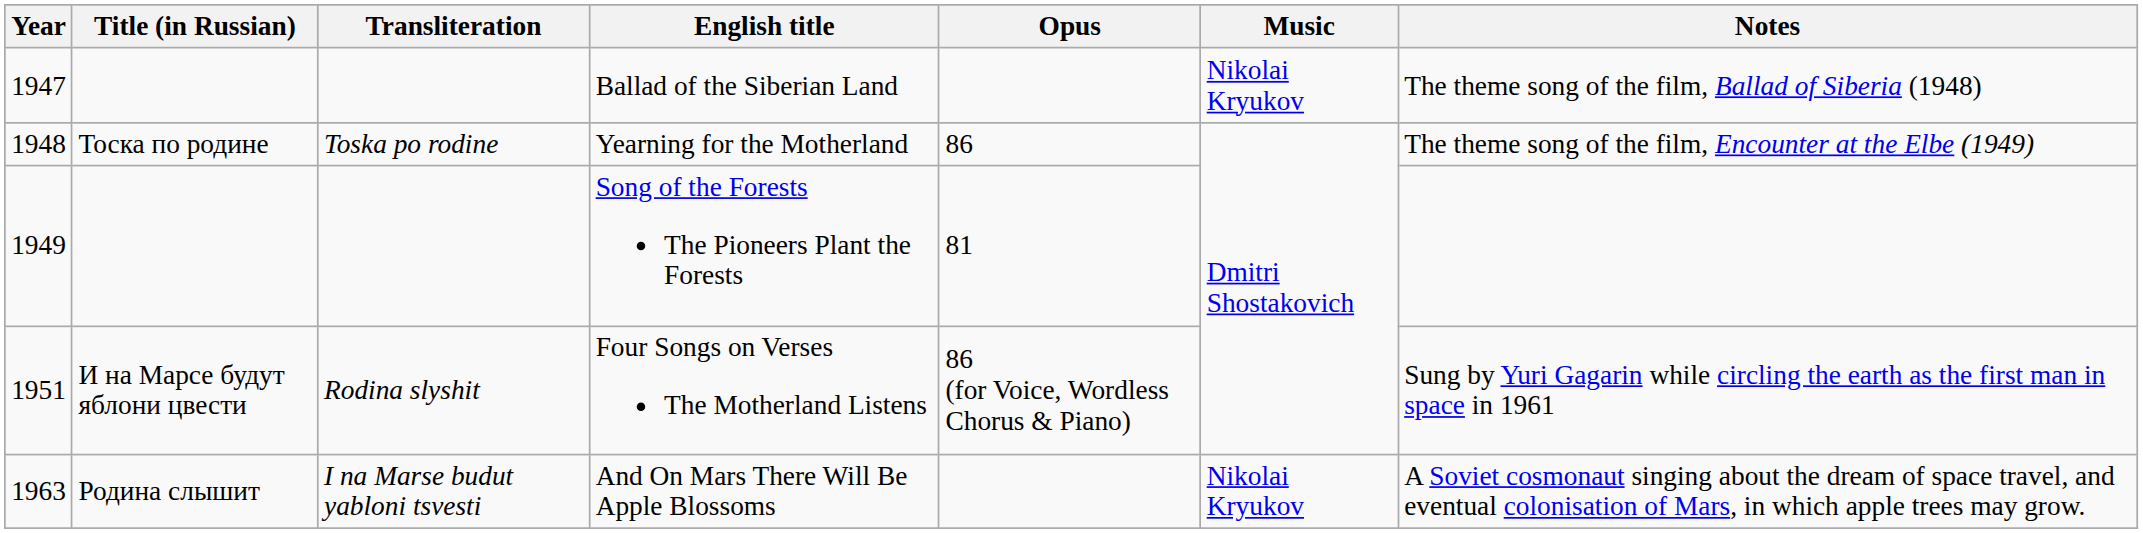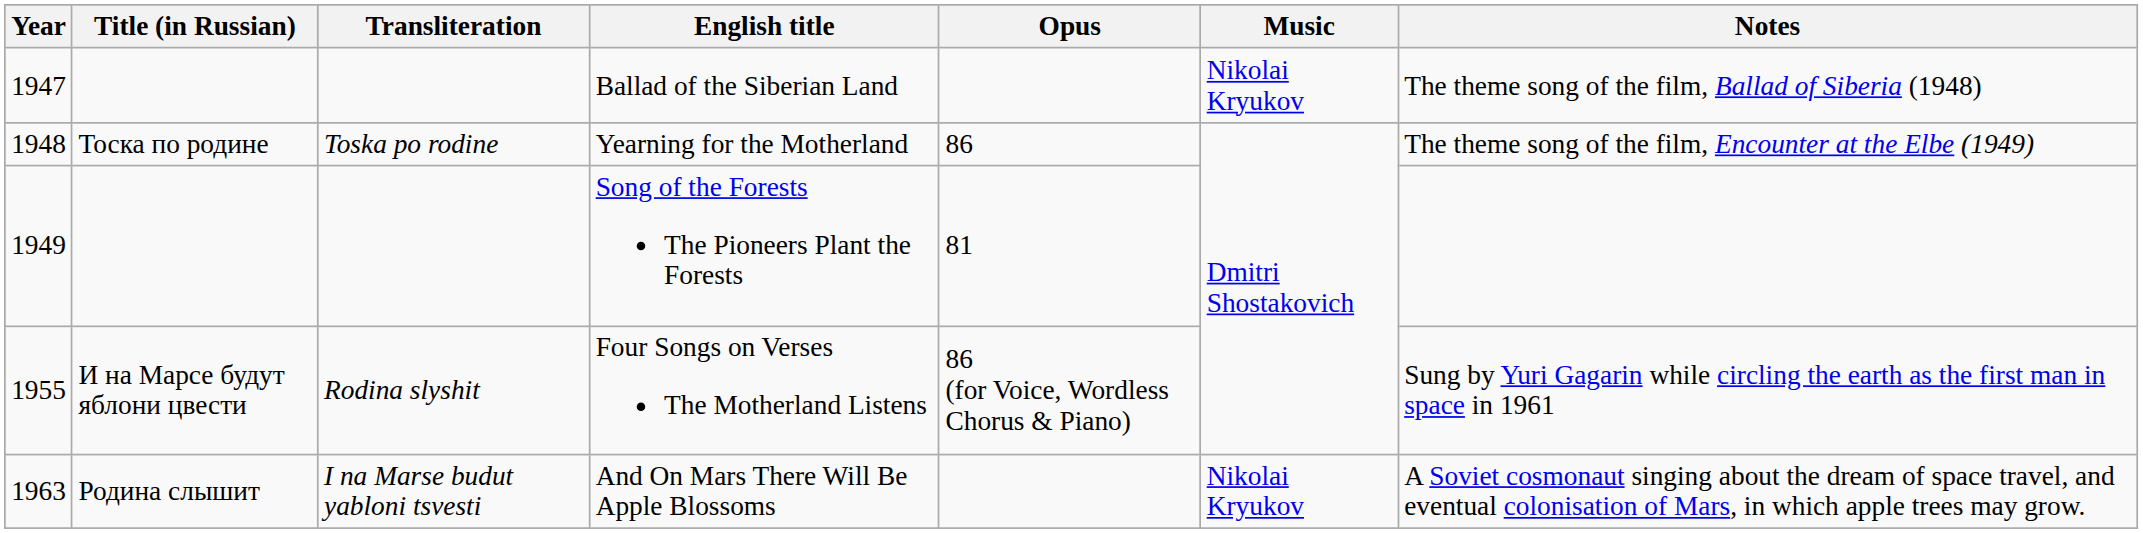(39, 389) 1951 -> (39, 389) 1955
